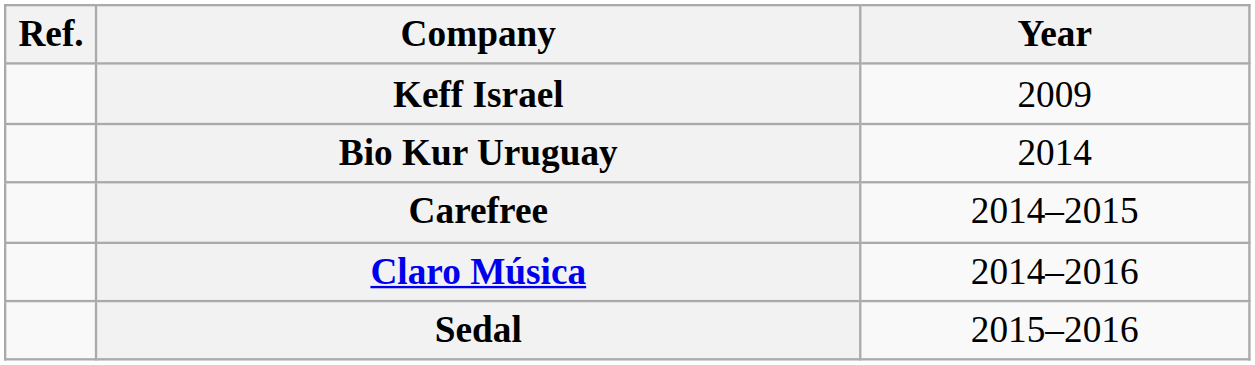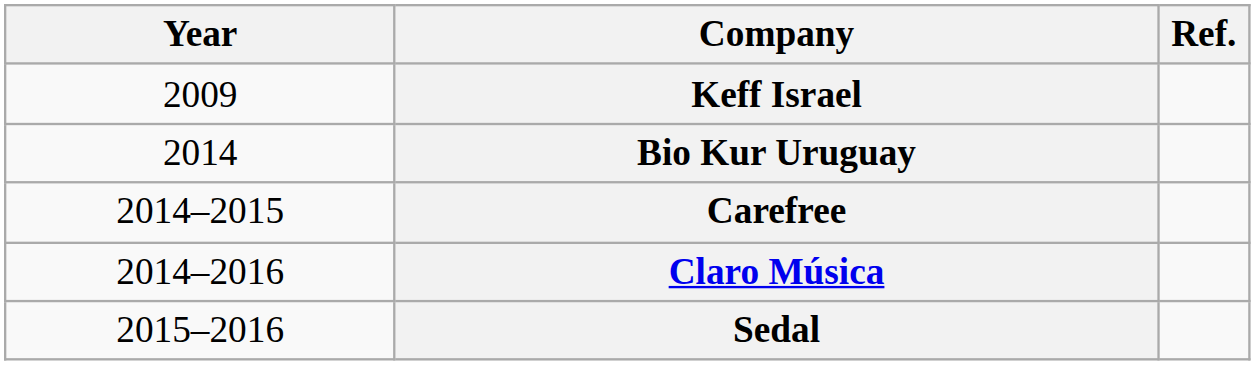columns swapped: (1055, 34) <-> (51, 34)
